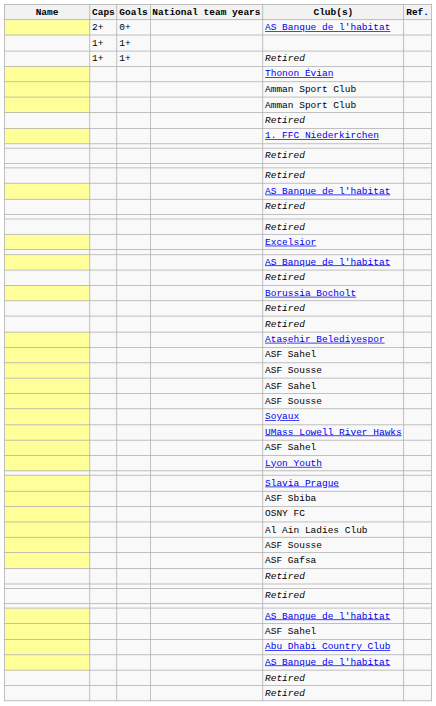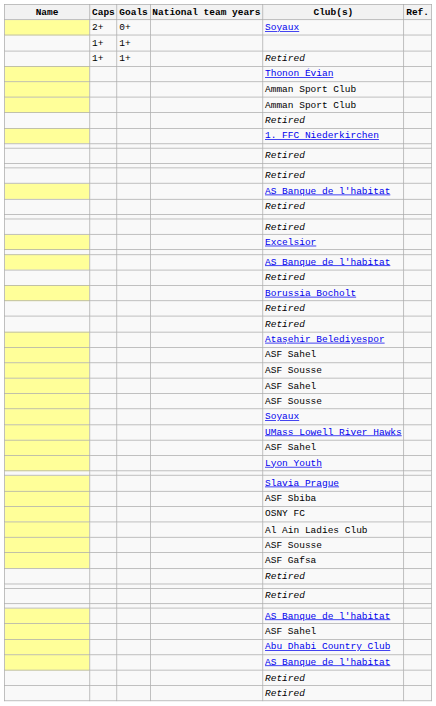(328, 28) AS Banque de l'habitat -> (282, 28) Soyaux
